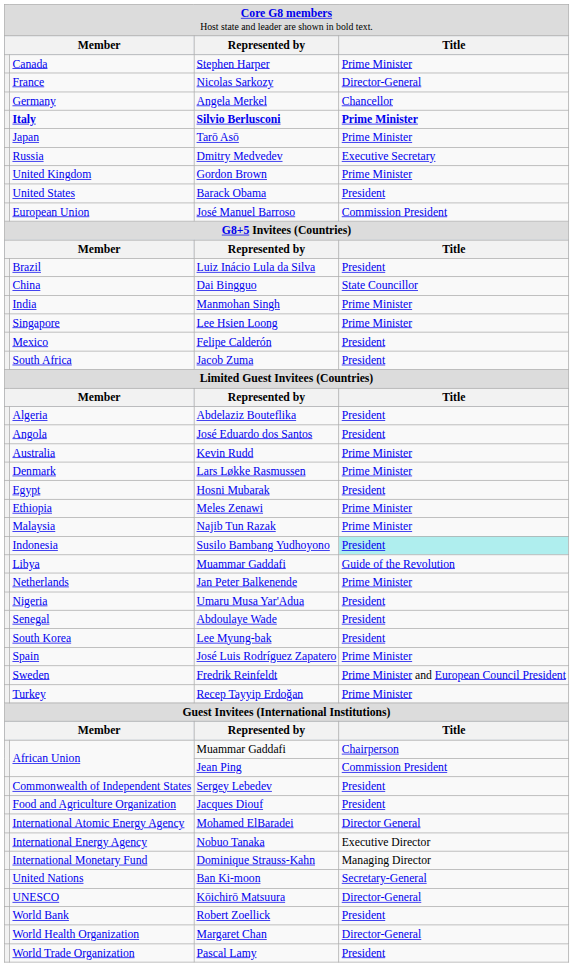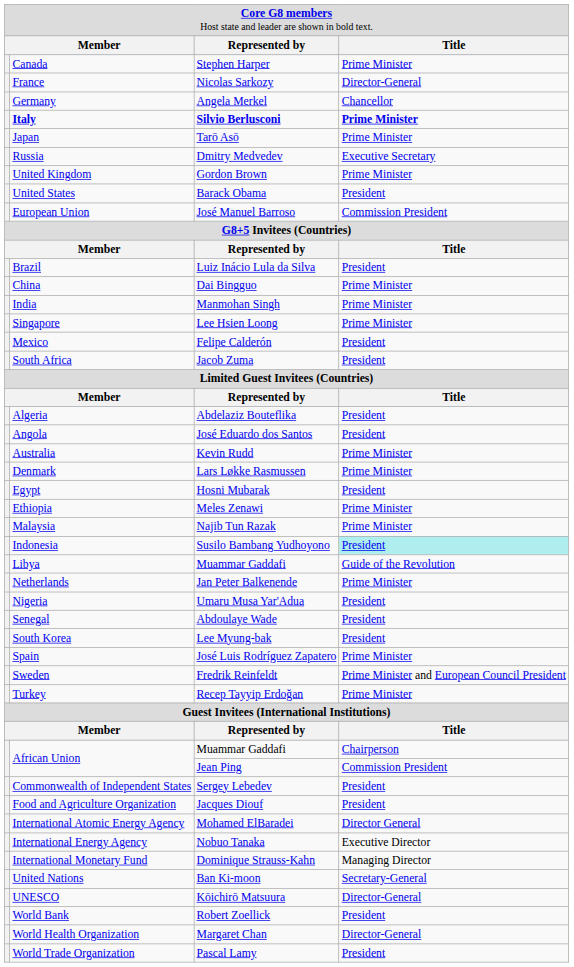(380, 286) State Councillor -> (377, 286) Prime Minister
